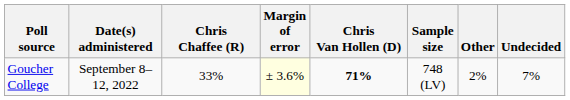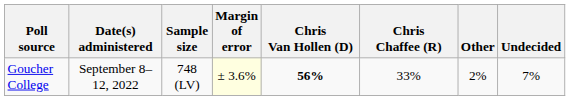columns swapped: (433, 39) <-> (211, 39)
(359, 76) 71% -> (310, 76) 56%
